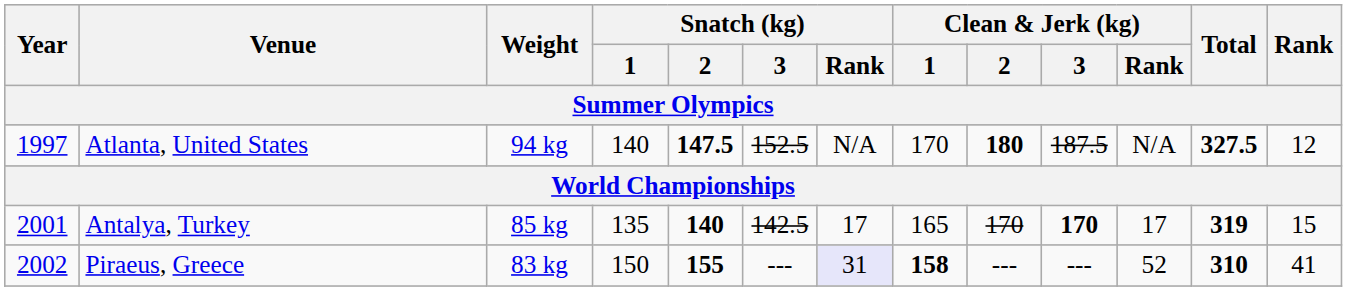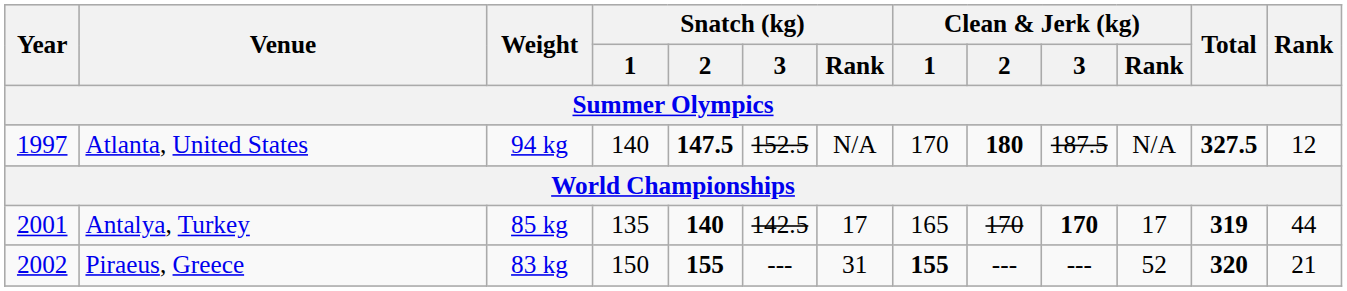(1304, 225) 15 -> (1304, 225) 44
(855, 265) lavender background -> (855, 265) no background
(930, 265) 158 -> (930, 265) 155
(1229, 265) 310 -> (1229, 265) 320
(1304, 265) 41 -> (1304, 265) 21
